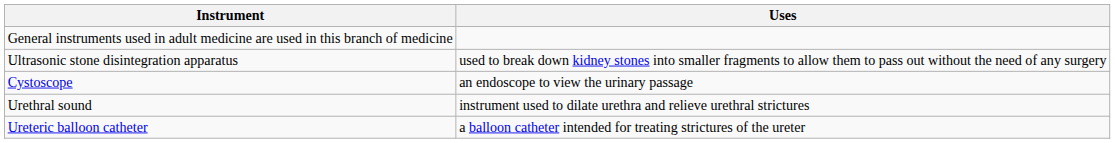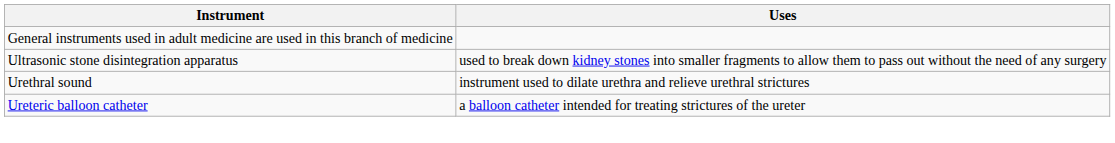- row: (40, 82)
